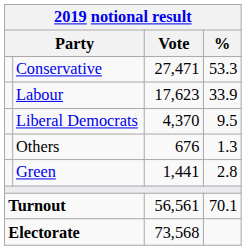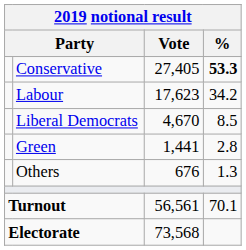(177, 69) 27,471 -> (177, 69) 27,405
(223, 69) normal -> (223, 69) bold
(223, 95) 33.9 -> (223, 95) 34.2
(181, 120) 4,370 -> (181, 120) 4,670
(227, 120) 9.5 -> (227, 120) 8.5
rows swapped: (36, 172) <-> (38, 146)
